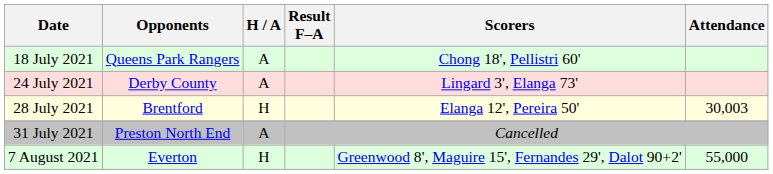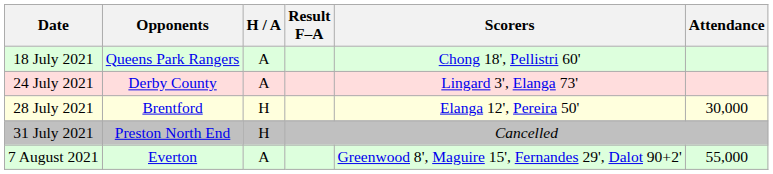(727, 108) 30,003 -> (727, 108) 30,000
(264, 132) A -> (264, 132) H
(264, 157) H -> (264, 157) A
